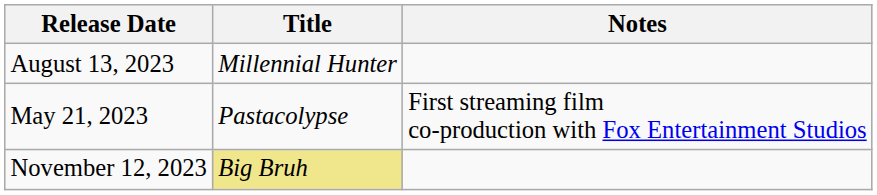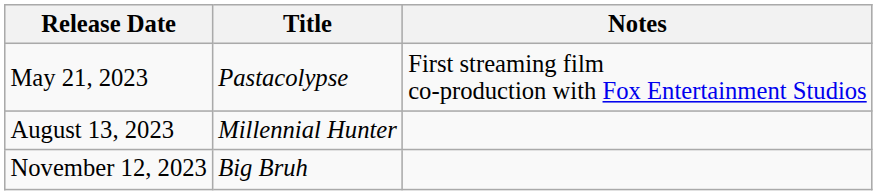rows swapped: (79, 116) <-> (92, 63)
(263, 168) khaki background -> (263, 168) no background
